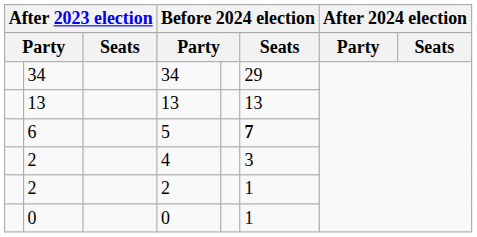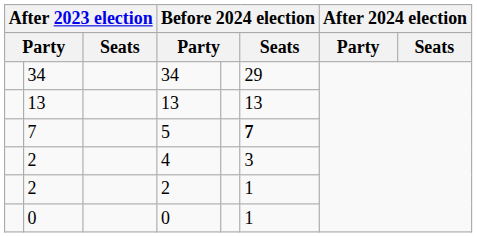(32, 132) 6 -> (32, 132) 7
